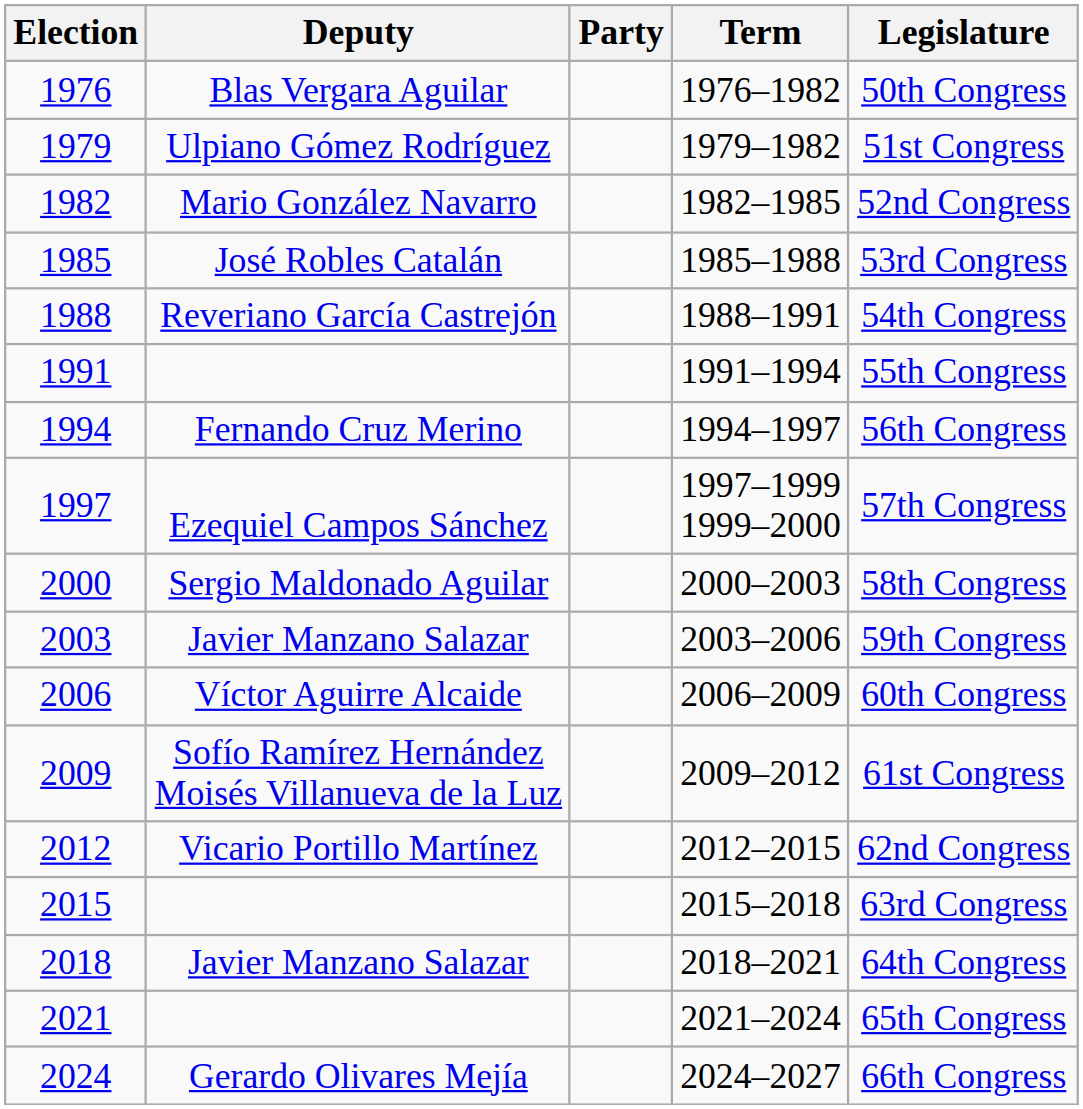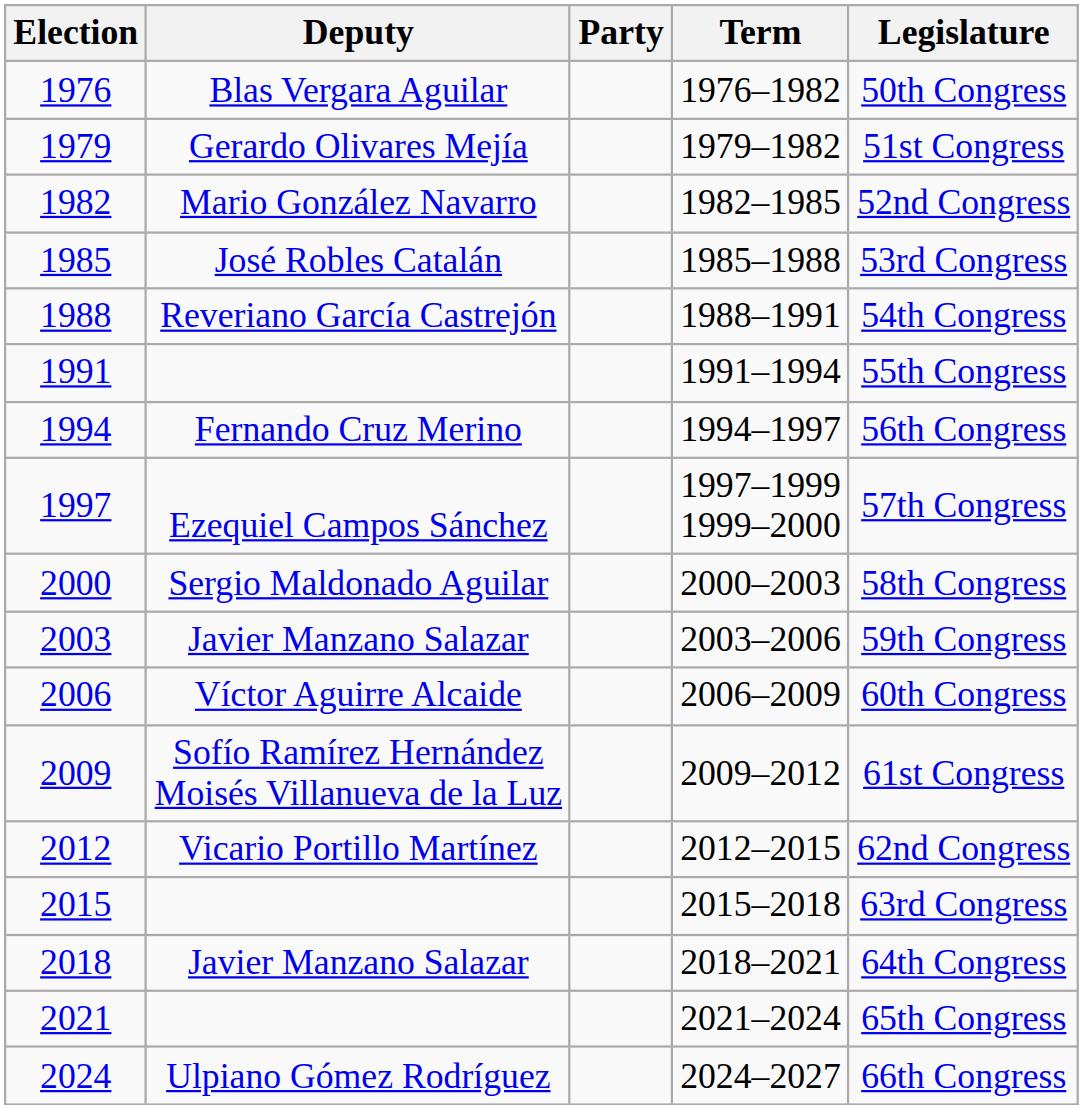(358, 145) Ulpiano Gómez Rodríguez -> (358, 145) Gerardo Olivares Mejía
(358, 1075) Gerardo Olivares Mejía -> (358, 1075) Ulpiano Gómez Rodríguez
